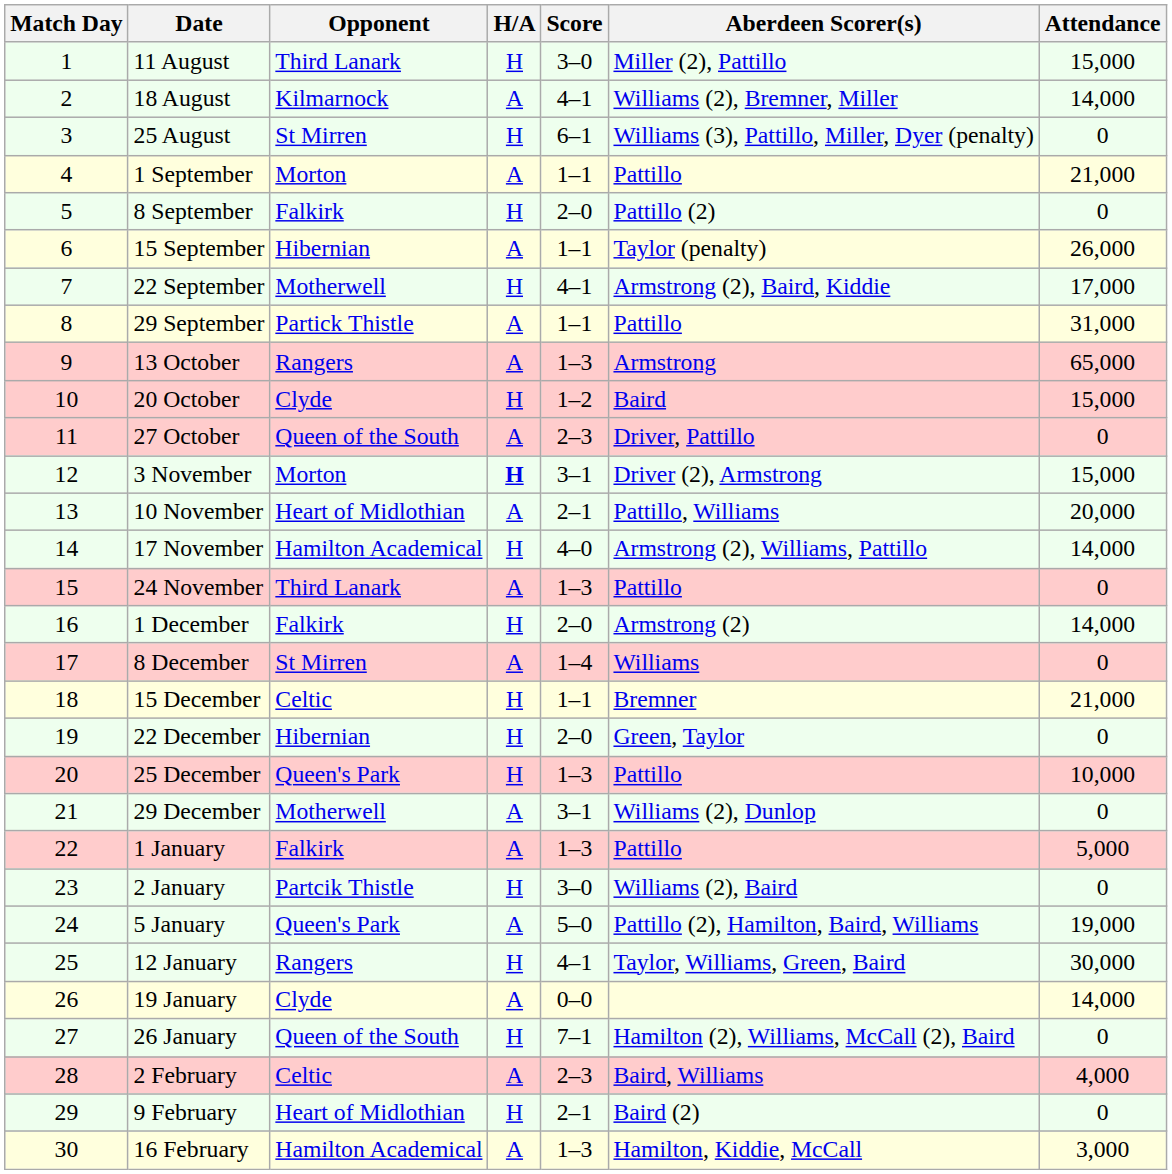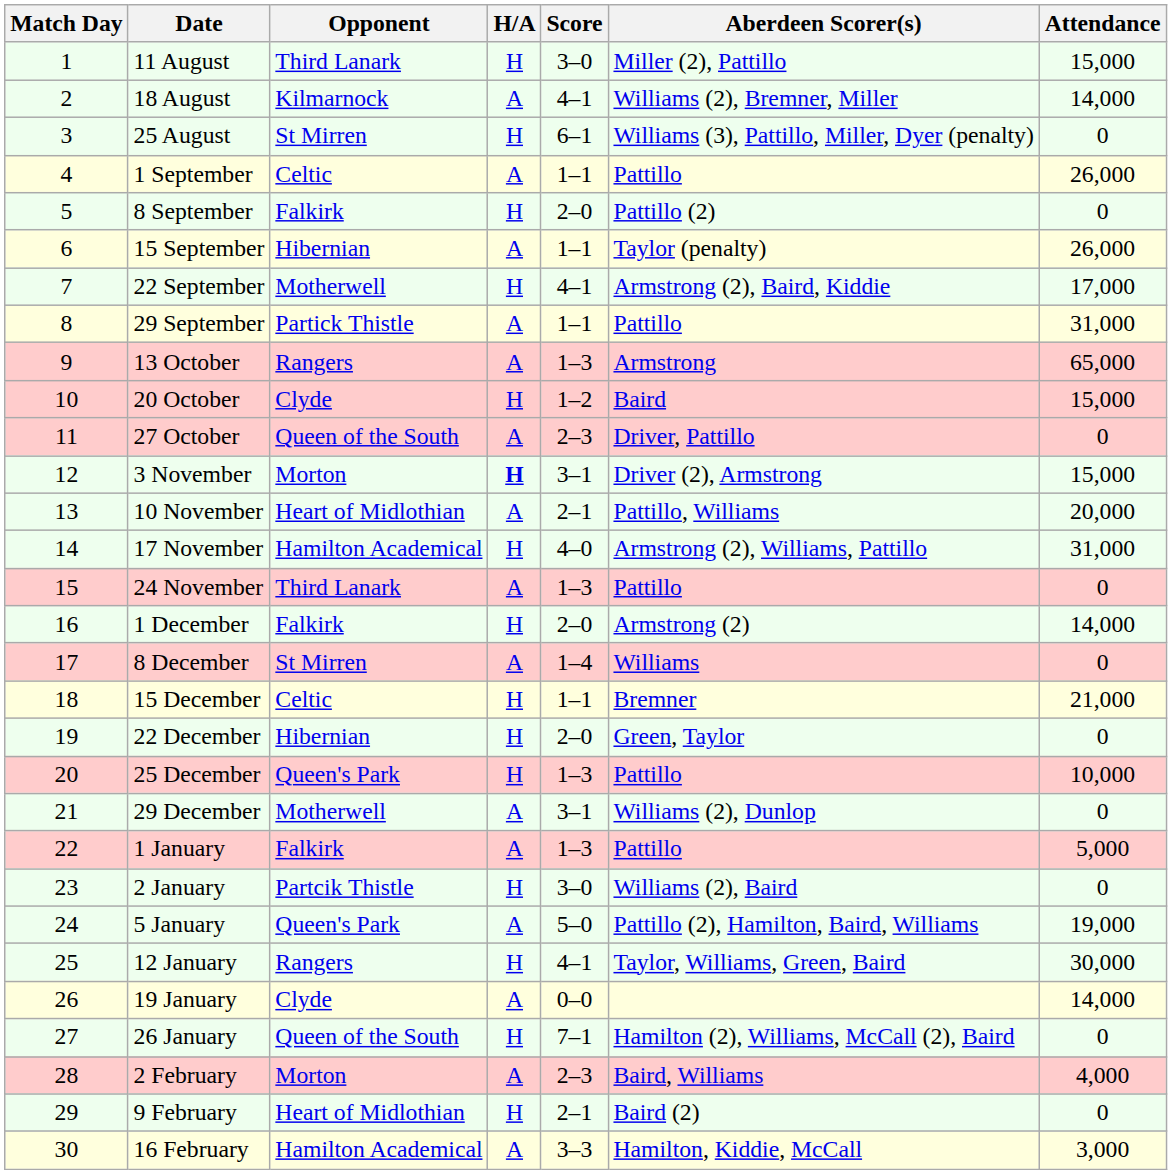(311, 173) Morton -> (304, 173) Celtic
(1103, 173) 21,000 -> (1103, 173) 26,000
(1103, 549) 14,000 -> (1103, 549) 31,000
(304, 1074) Celtic -> (311, 1074) Morton
(574, 1149) 1–3 -> (574, 1149) 3–3
